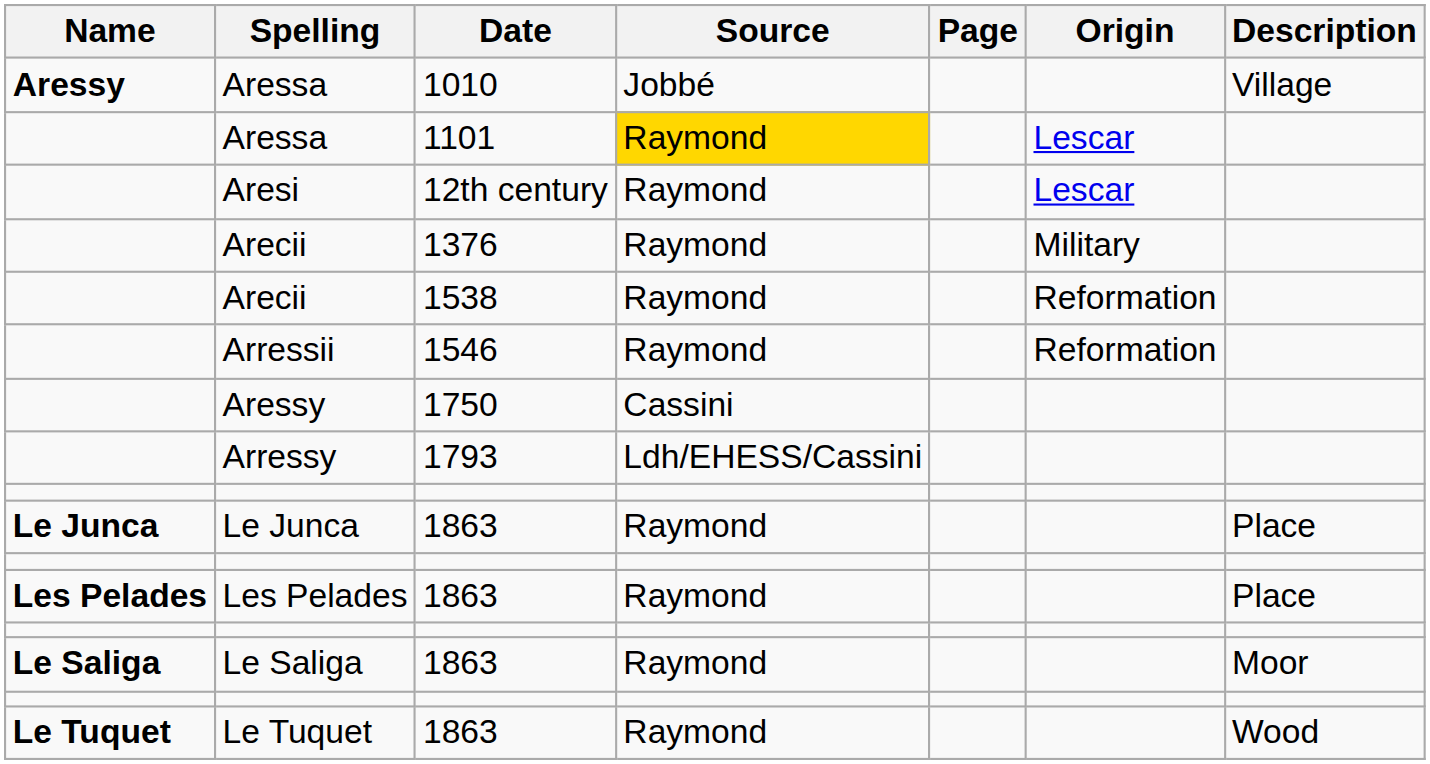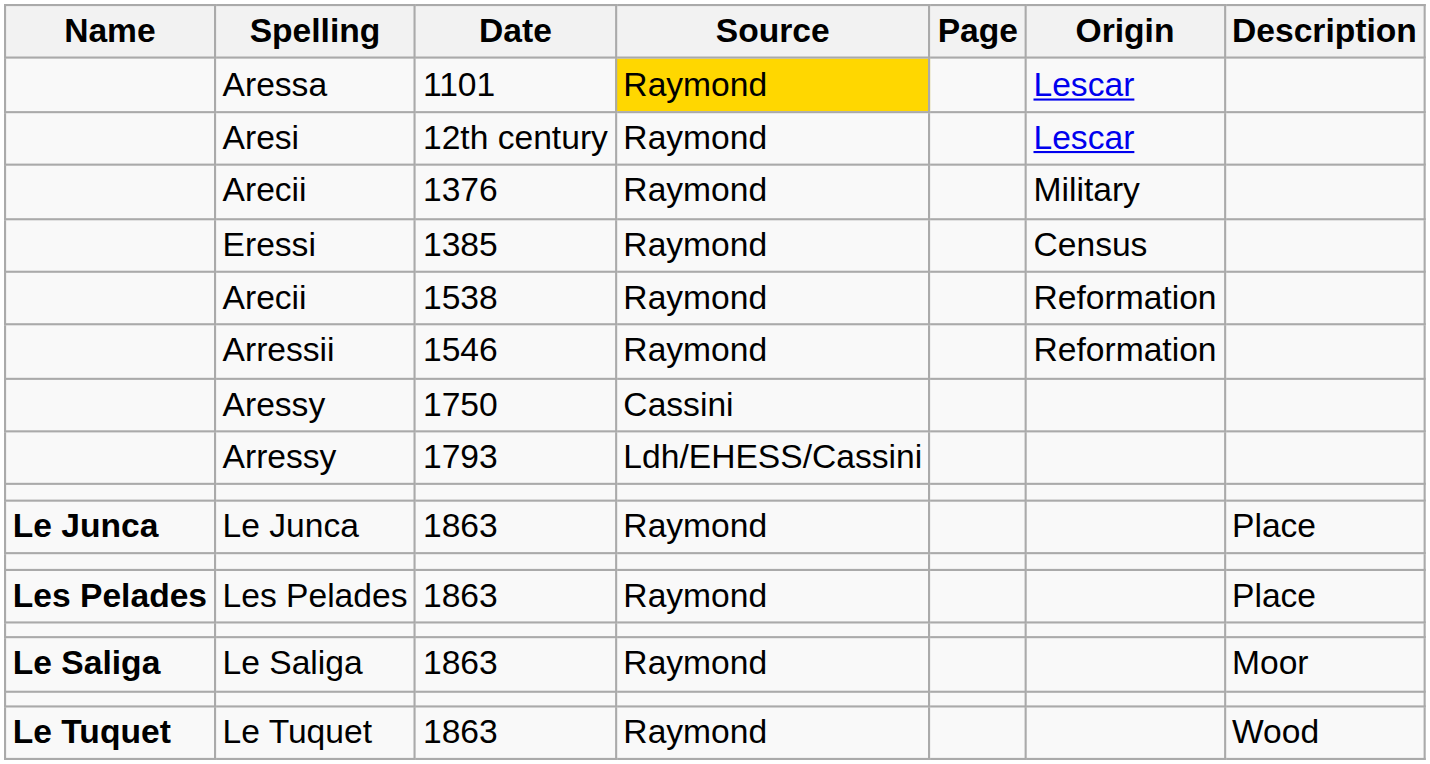- row: (275, 84)
+ row: (269, 244)
